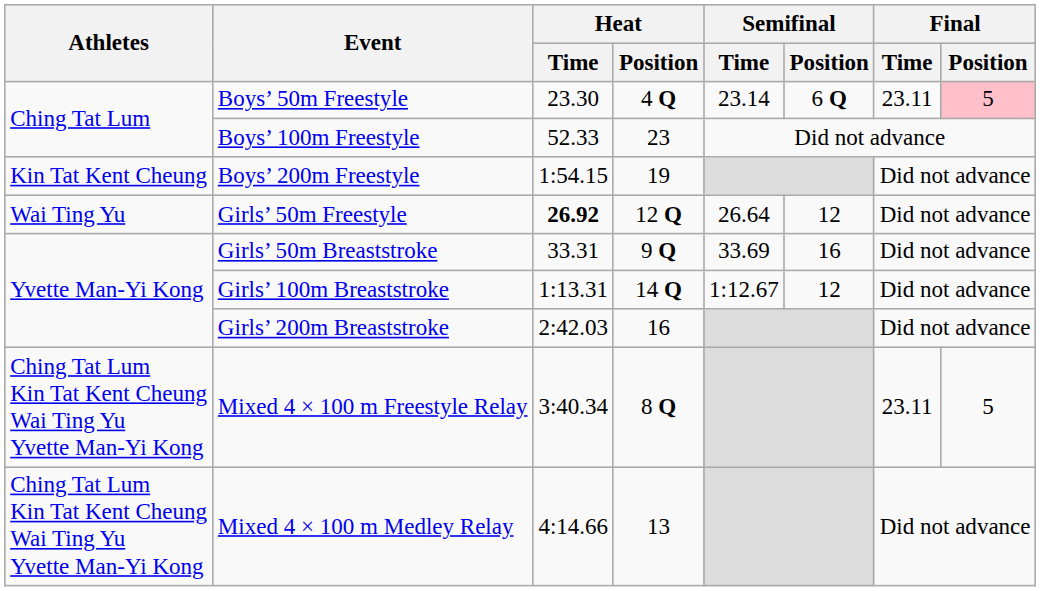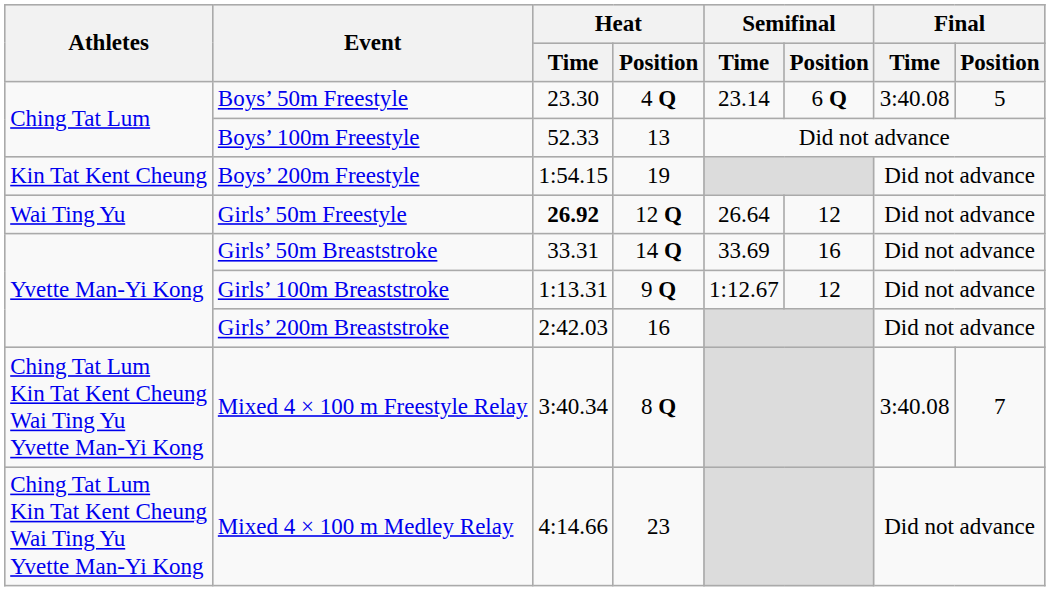(907, 99) 23.11 -> (915, 99) 3:40.08
(988, 99) pink background -> (1000, 99) no background
(659, 137) 23 -> (659, 137) 13
(659, 251) 9 Q -> (659, 251) 14 Q
(659, 289) 14 Q -> (659, 289) 9 Q
(907, 406) 23.11 -> (915, 406) 3:40.08
(988, 406) 5 -> (1000, 406) 7
(659, 526) 13 -> (659, 526) 23
